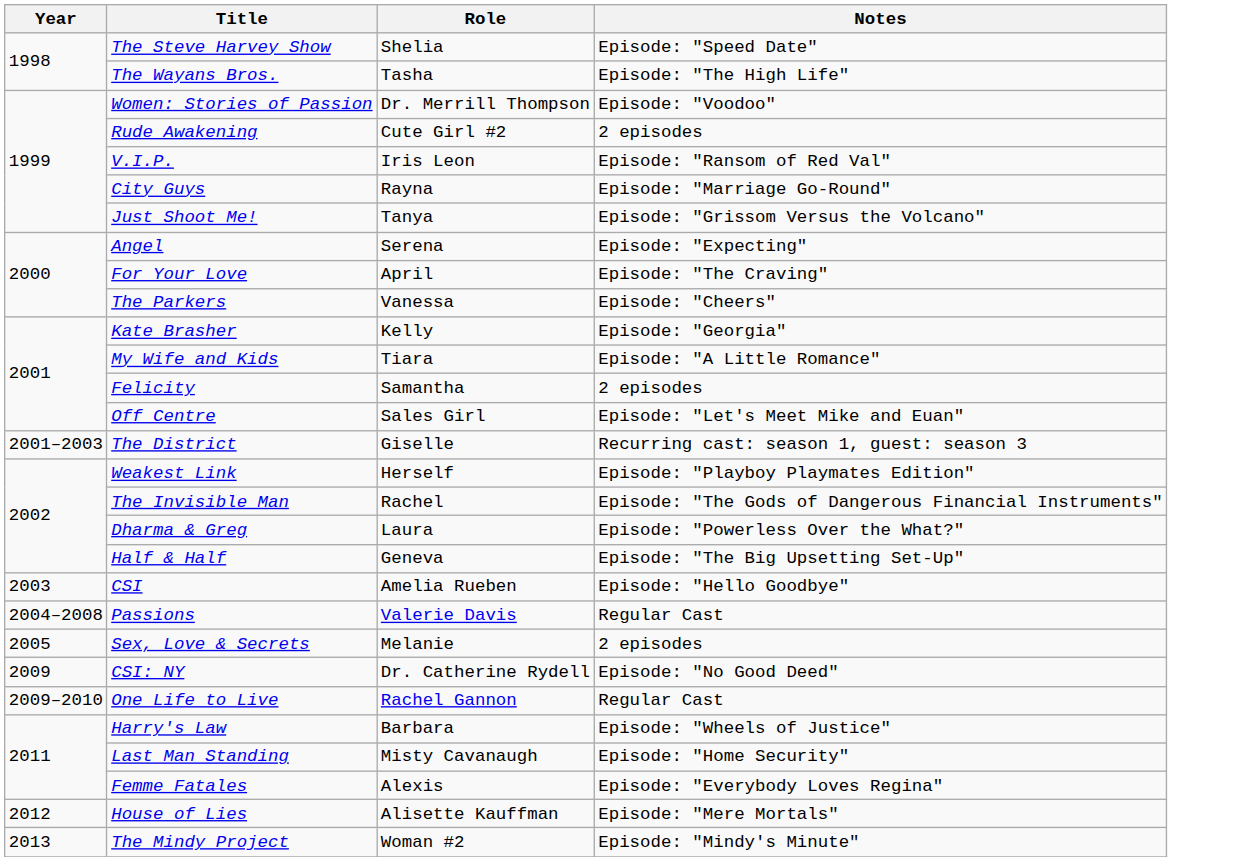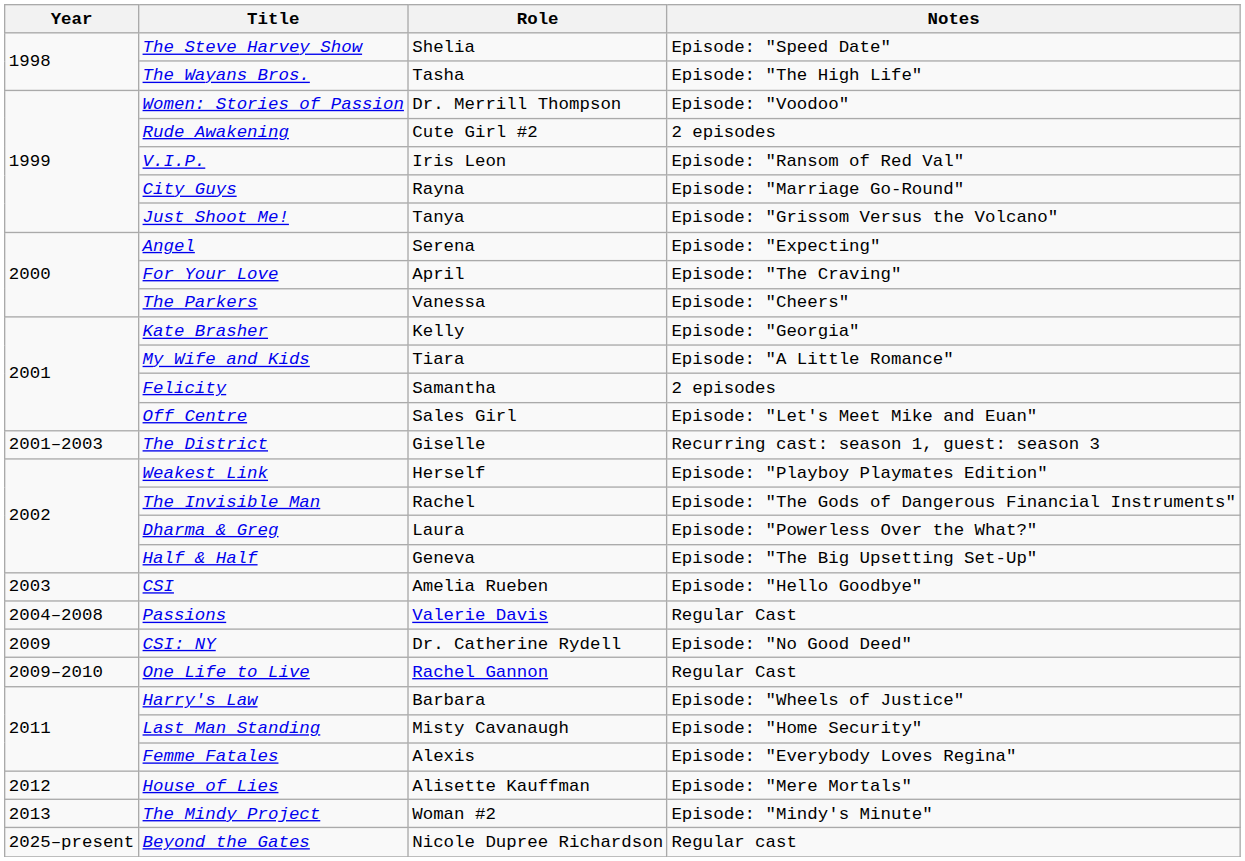- row: (211, 643)
+ row: (226, 842)
